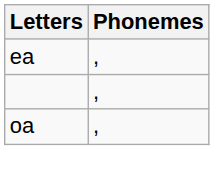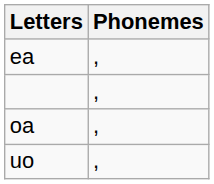+ row: (22, 160)
